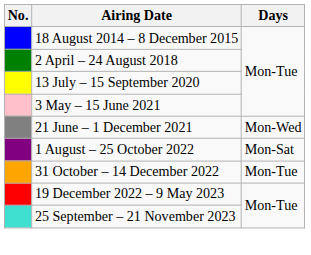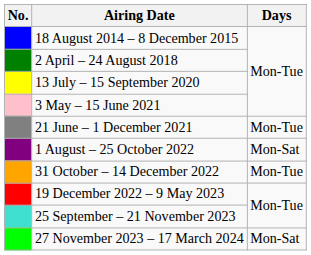(273, 127) Mon-Wed -> (277, 127) Mon-Tue
+ row: (139, 238)
